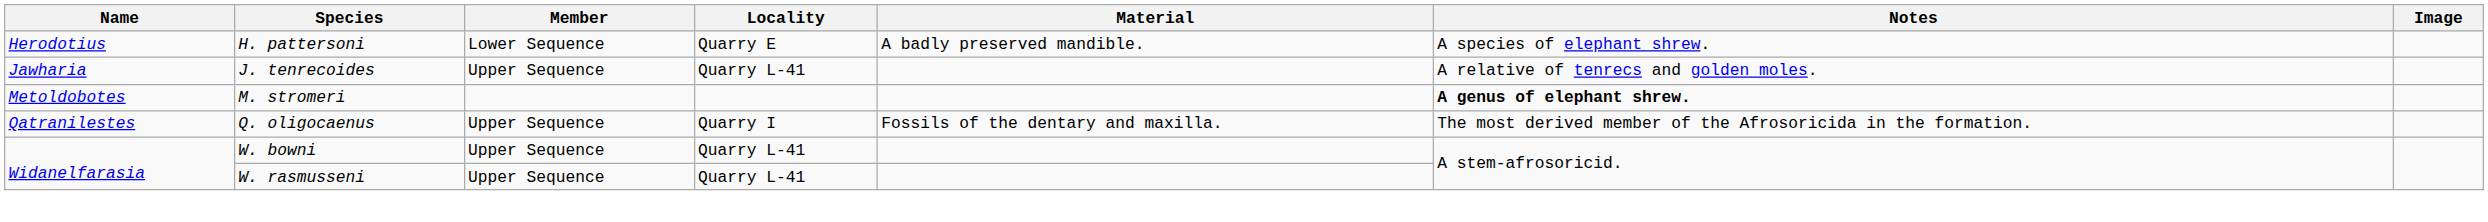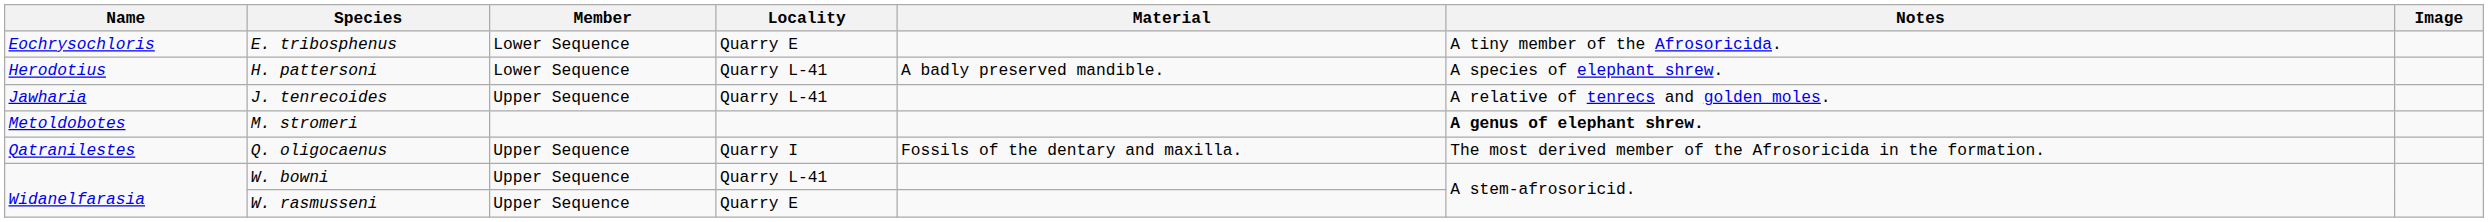+ row: (324, 44)
(737, 44) Quarry E -> (774, 71) Quarry L-41
(752, 177) Quarry L-41 -> (759, 203) Quarry E
